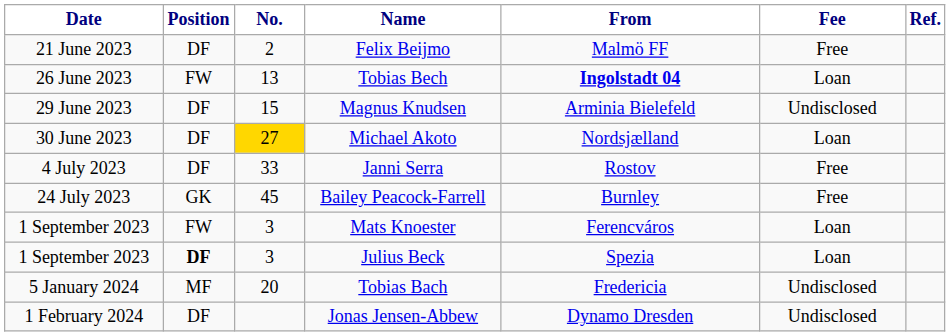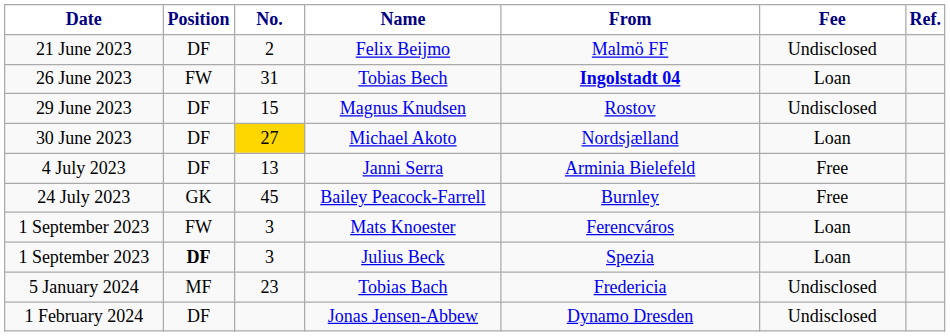(832, 49) Free -> (832, 49) Undisclosed
(269, 79) 13 -> (269, 79) 31
(630, 108) Arminia Bielefeld -> (630, 108) Rostov
(269, 168) 33 -> (269, 168) 13
(630, 168) Rostov -> (630, 168) Arminia Bielefeld
(269, 286) 20 -> (269, 286) 23
